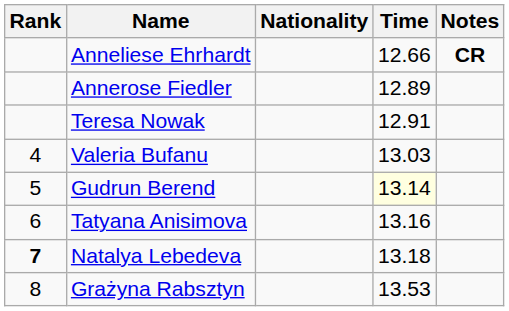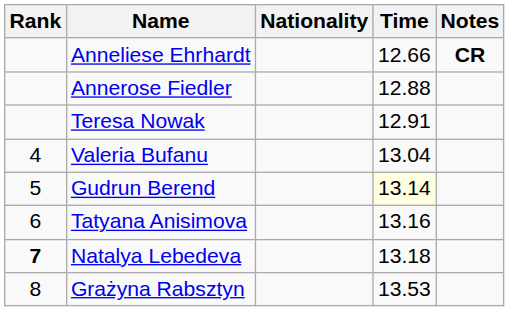(404, 88) 12.89 -> (404, 88) 12.88
(404, 155) 13.03 -> (404, 155) 13.04
